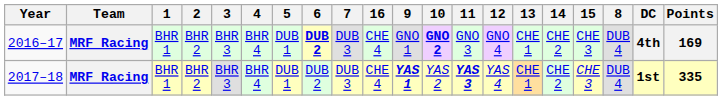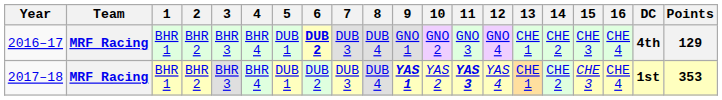columns swapped: (618, 15) <-> (377, 15)
(438, 43) bold -> (438, 43) normal
(690, 43) 169 -> (690, 43) 129
(690, 78) 335 -> (690, 78) 353
